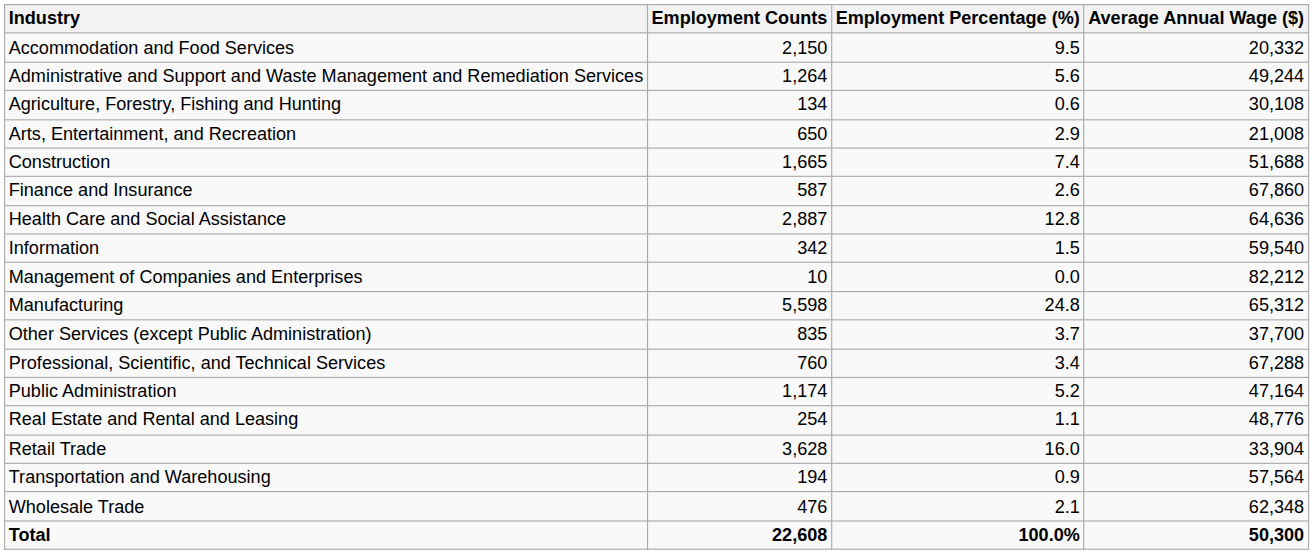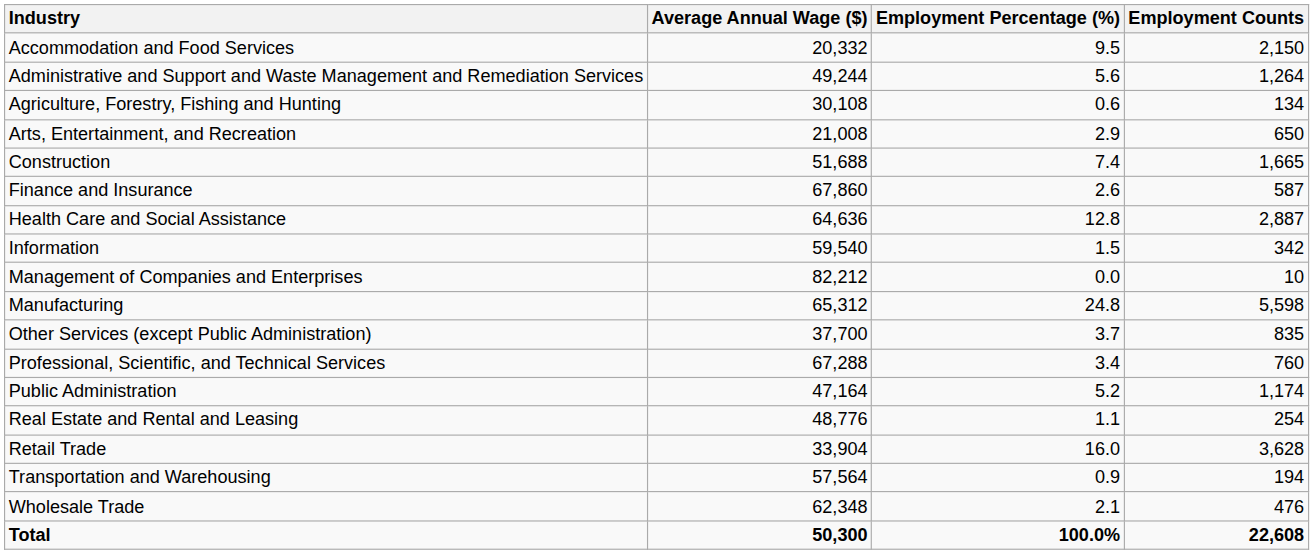columns swapped: (739, 18) <-> (1196, 18)
